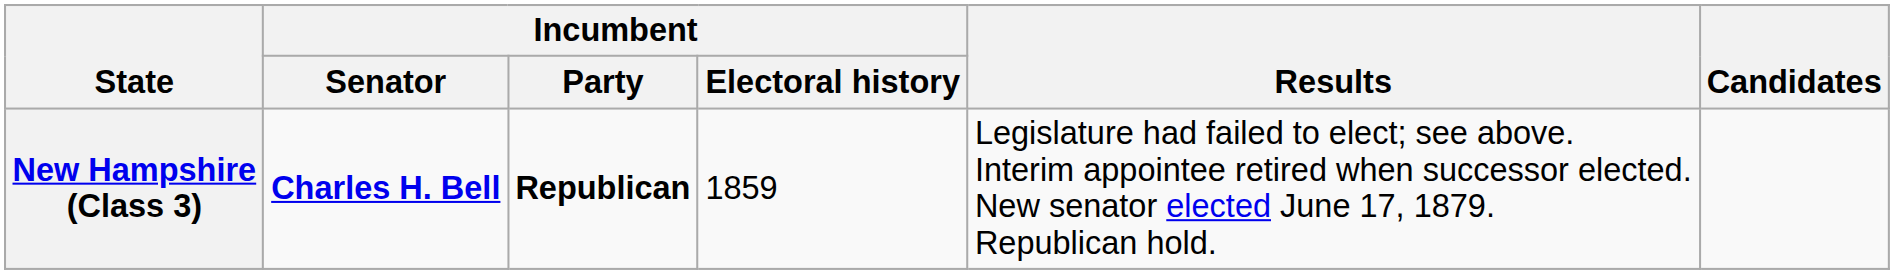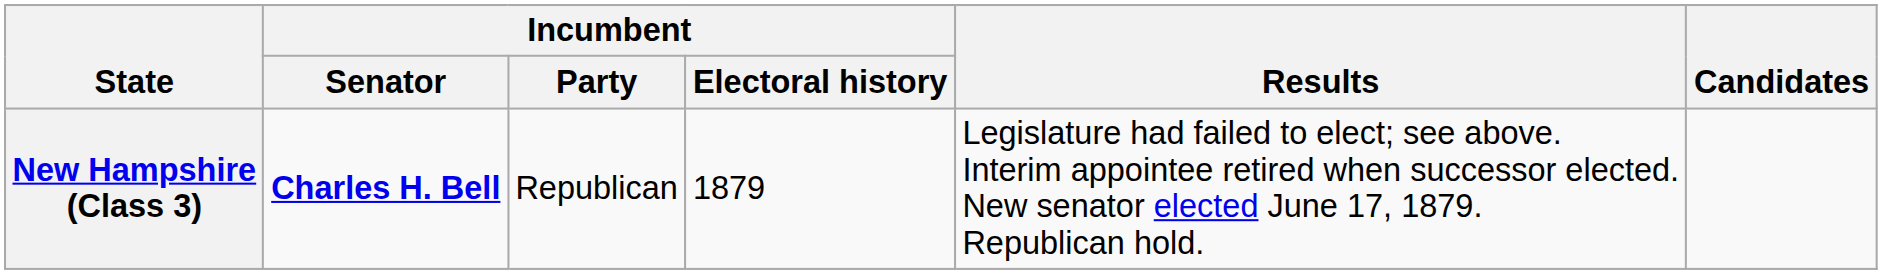(603, 188) bold -> (597, 188) normal
(742, 188) 1859 -> (729, 188) 1879
